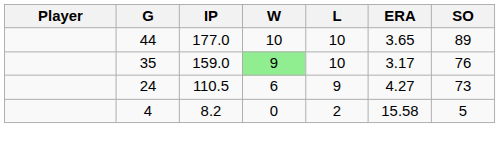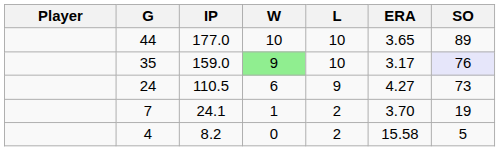(463, 63) no background -> (463, 63) lavender background
+ row: (148, 110)
